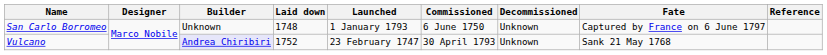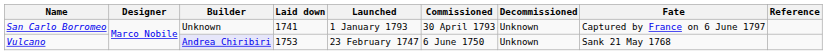(286, 27) 1748 -> (286, 27) 1741
(454, 27) 6 June 1750 -> (459, 27) 30 April 1793
(286, 42) 1752 -> (286, 42) 1753
(459, 42) 30 April 1793 -> (454, 42) 6 June 1750
